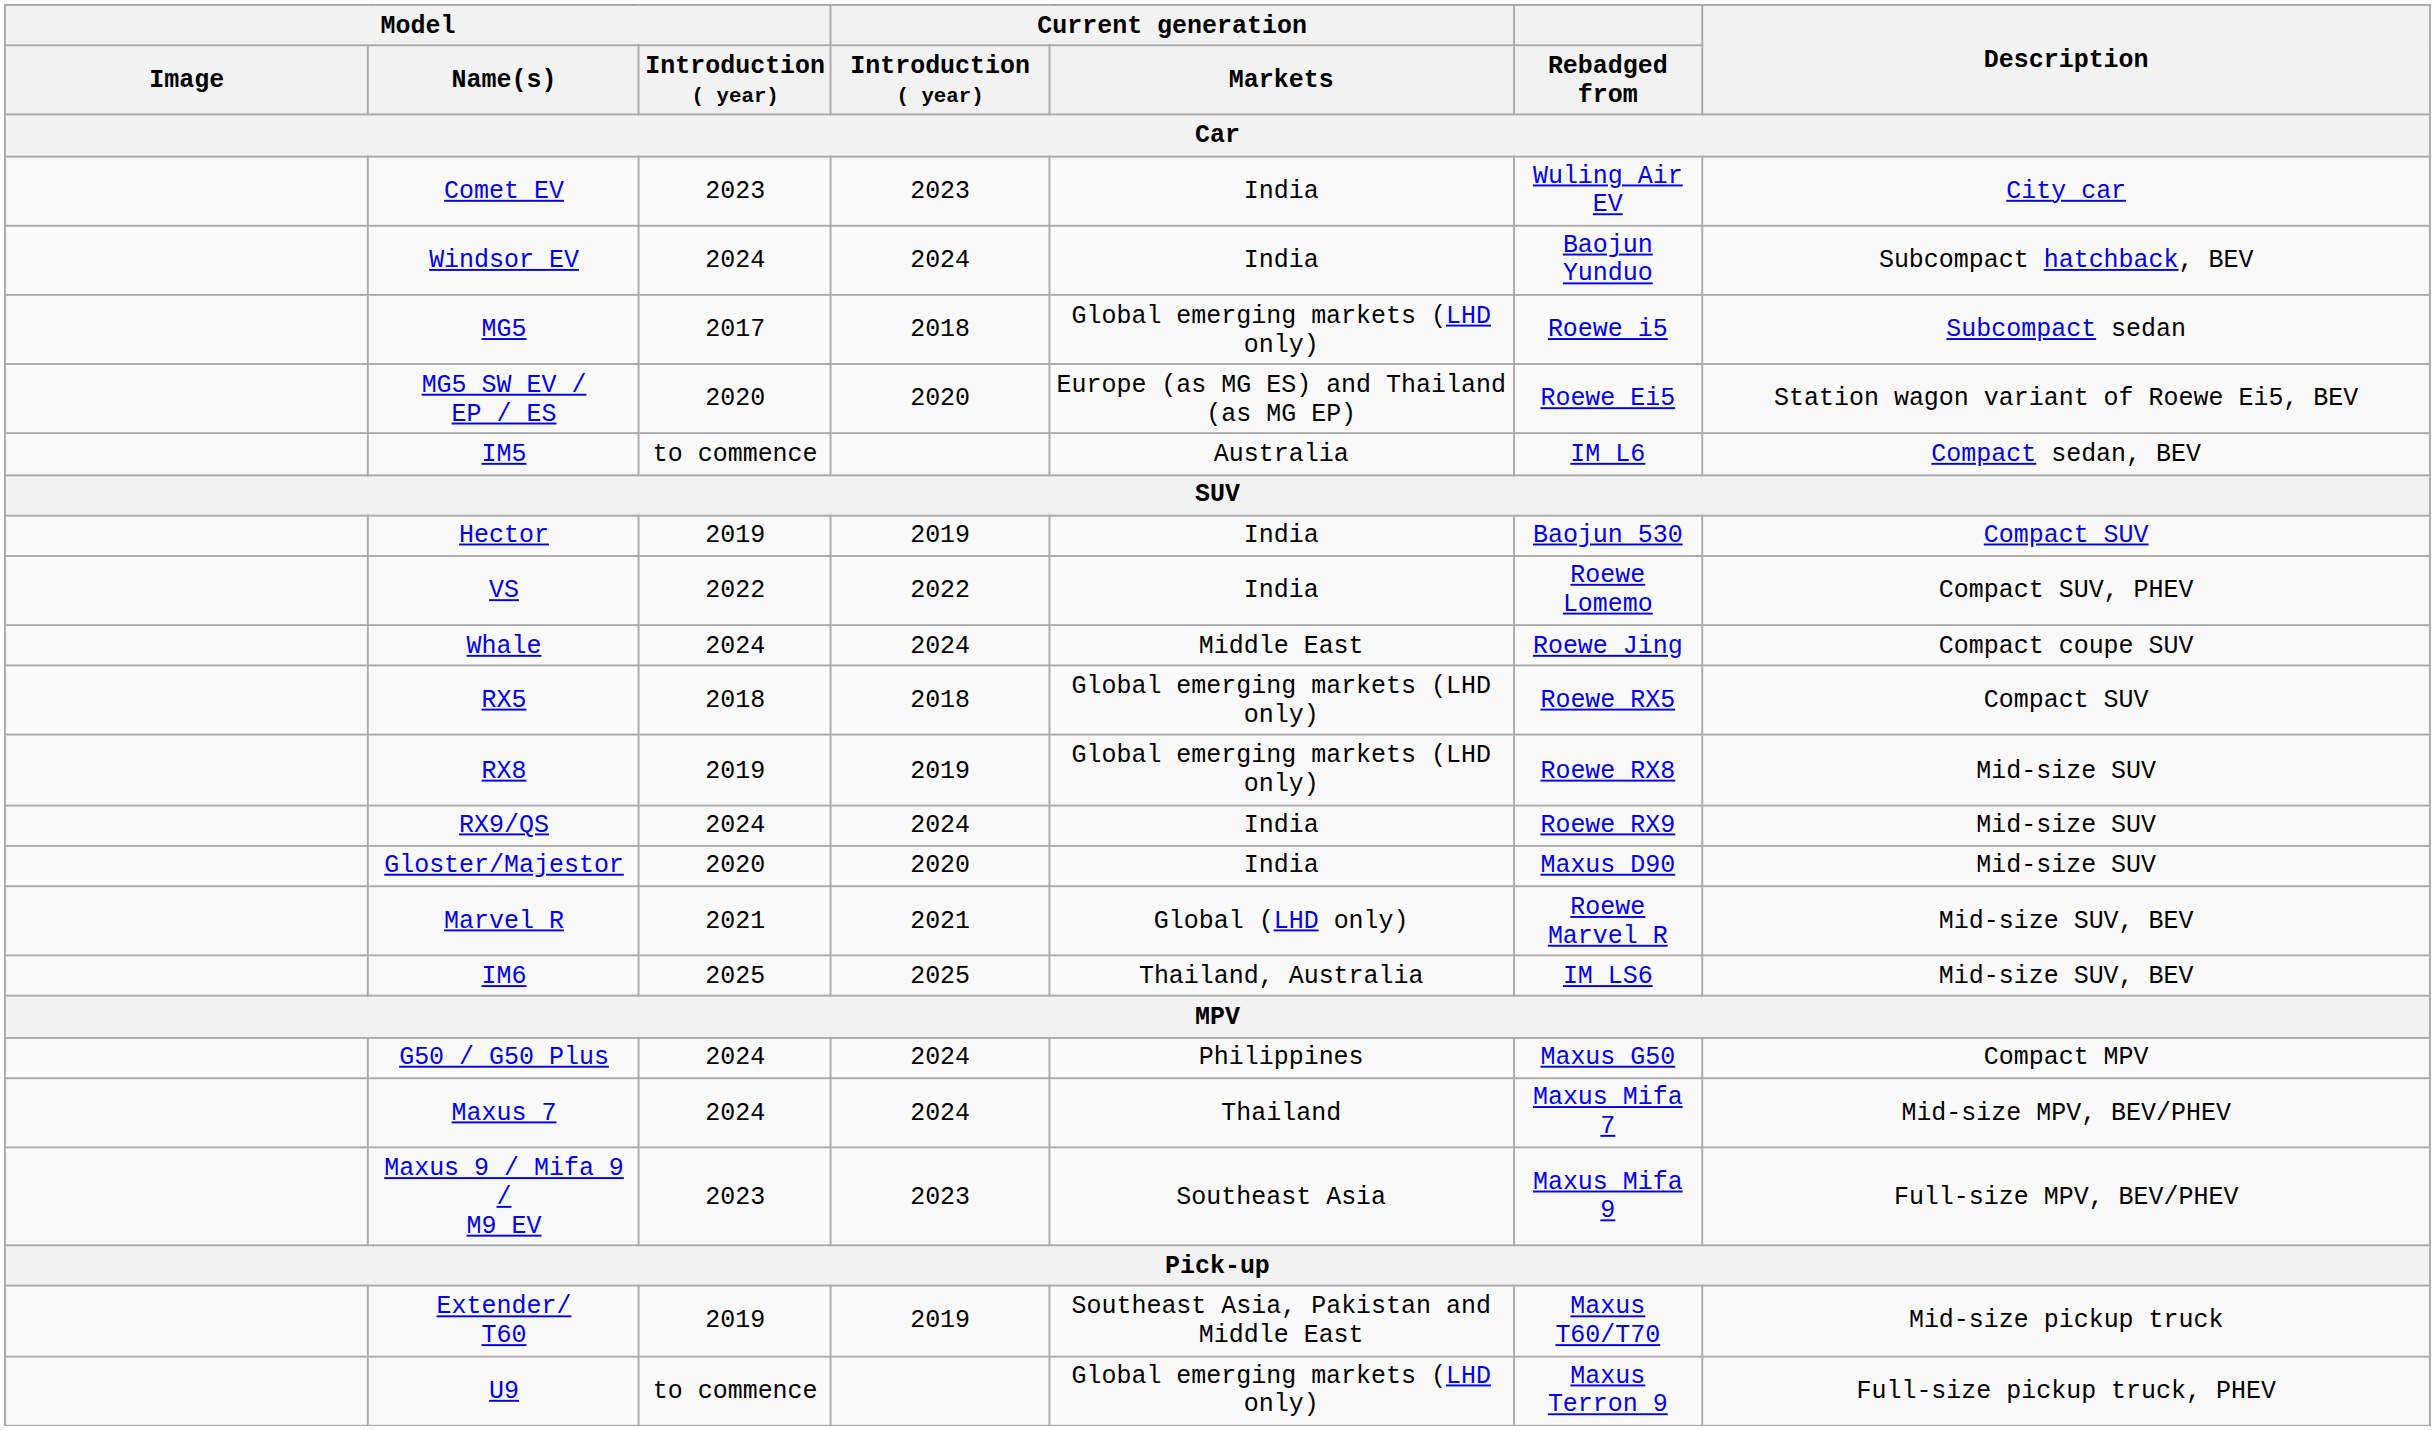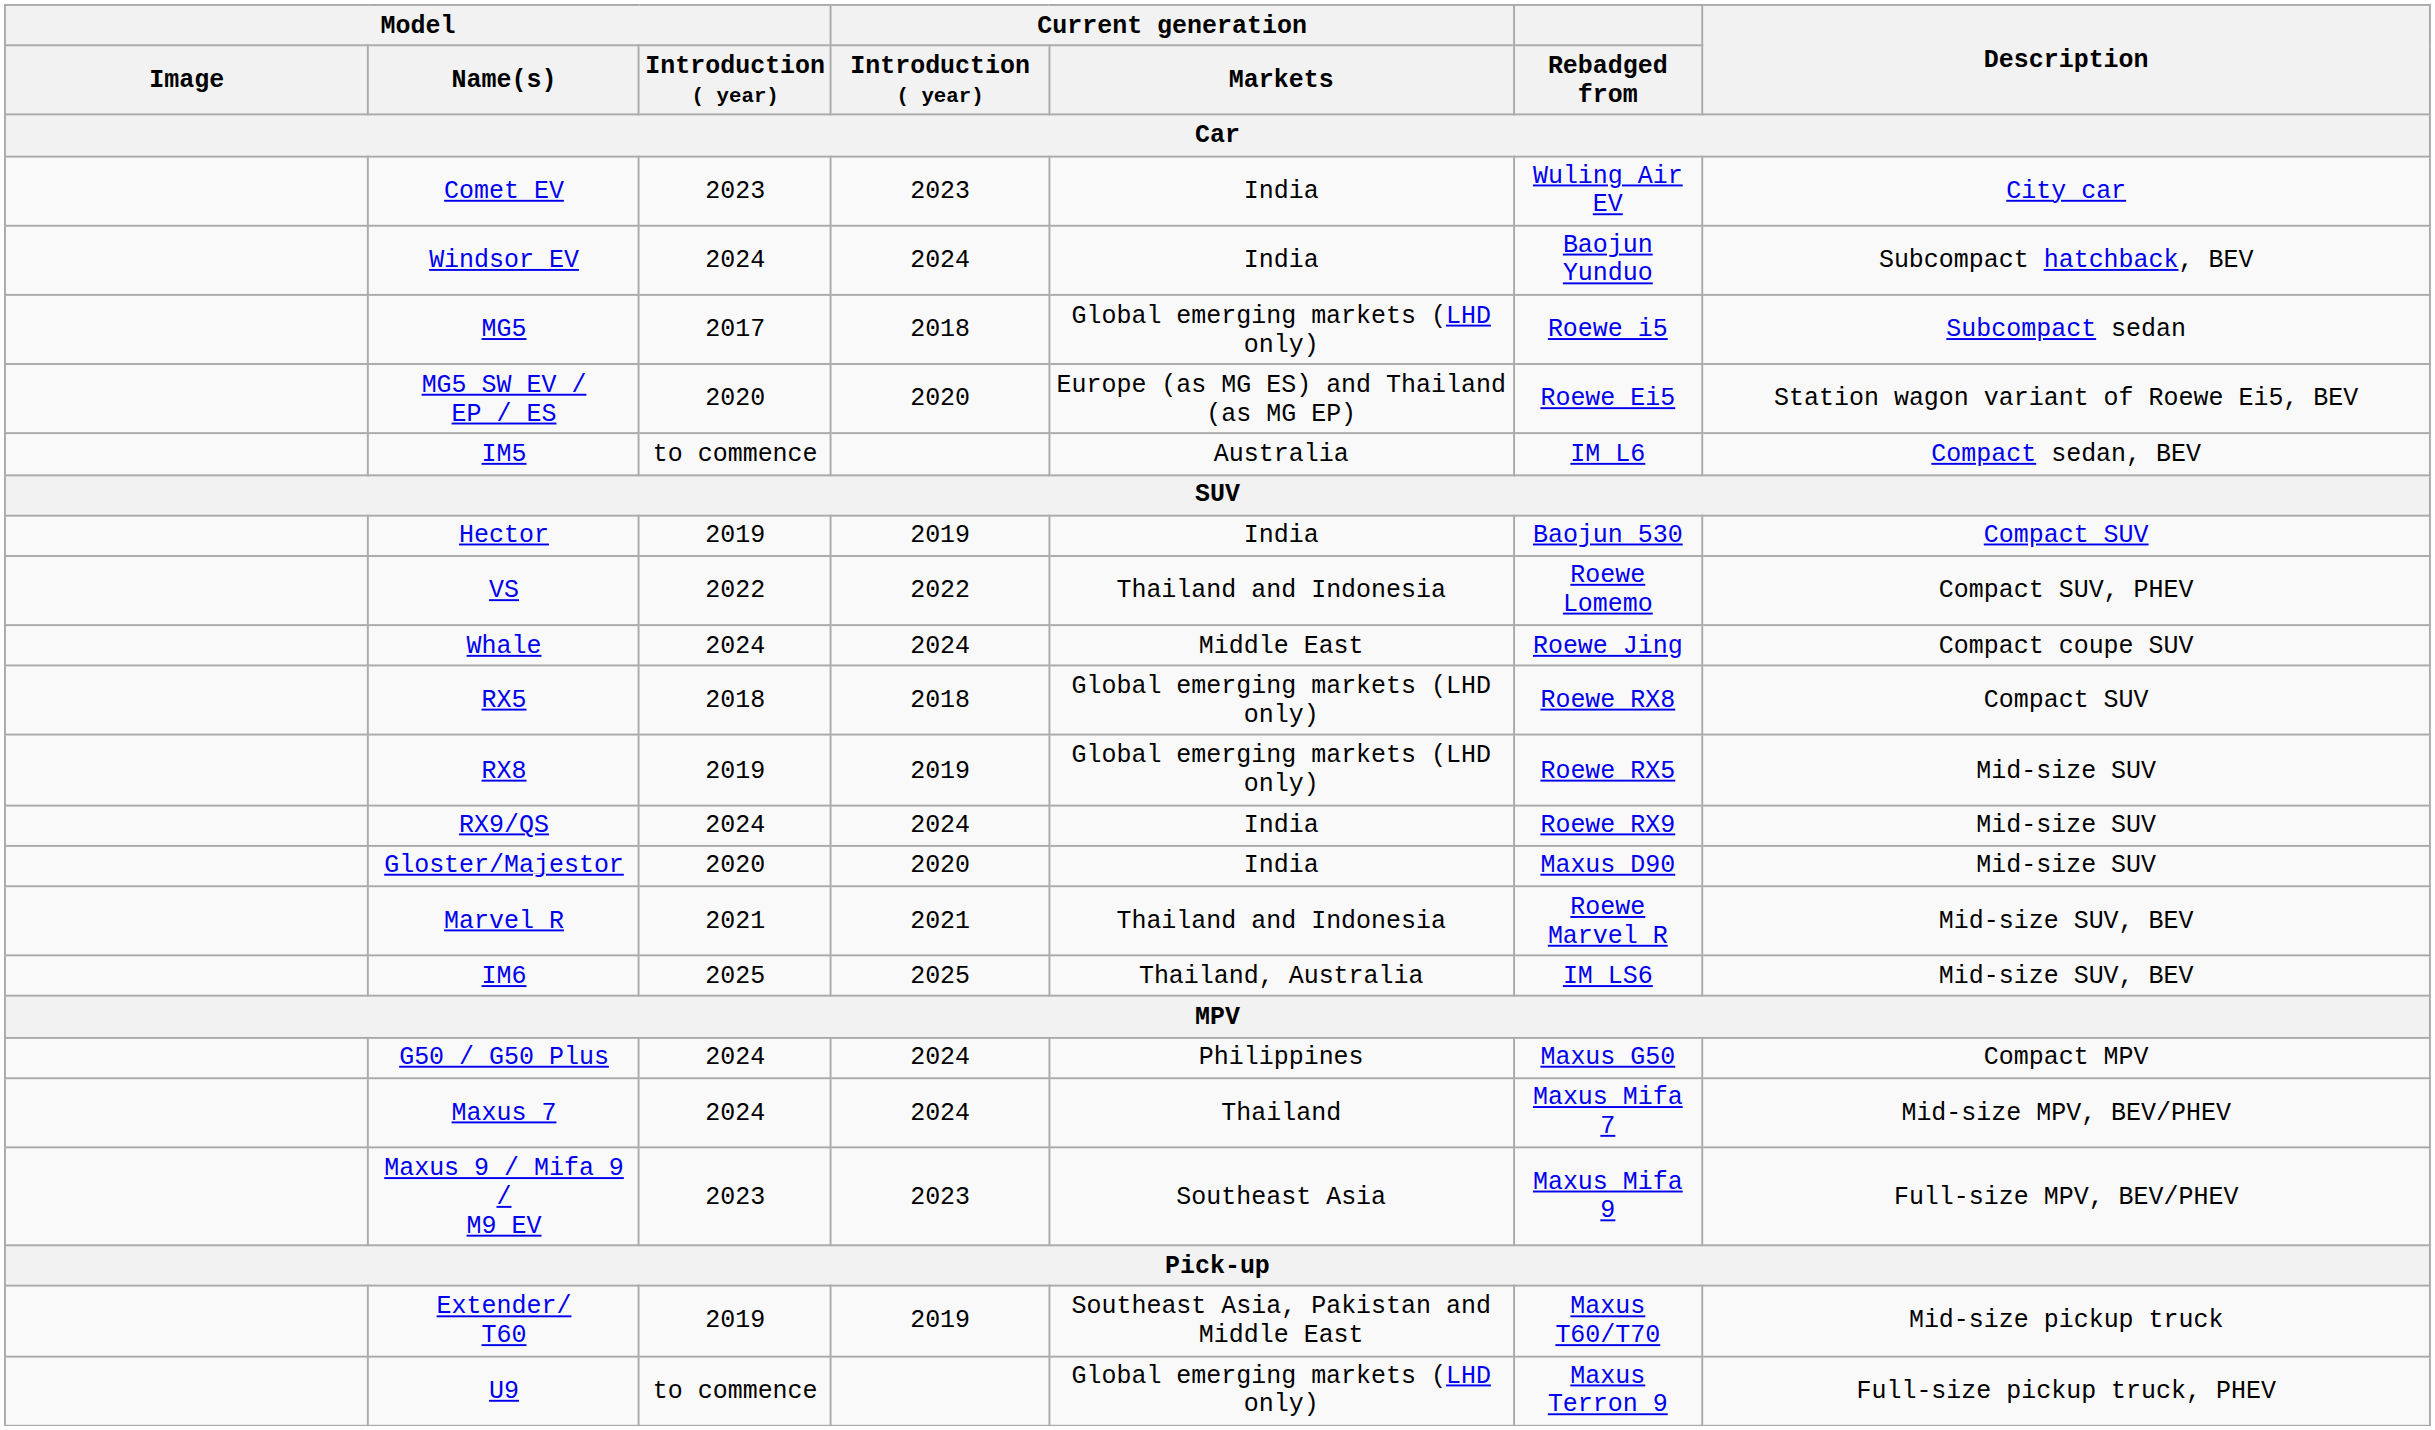(1281, 590) India -> (1281, 590) Thailand and Indonesia
(1608, 701) Roewe RX5 -> (1608, 701) Roewe RX8
(1608, 770) Roewe RX8 -> (1608, 770) Roewe RX5
(1281, 921) Global (LHD only) -> (1281, 921) Thailand and Indonesia
